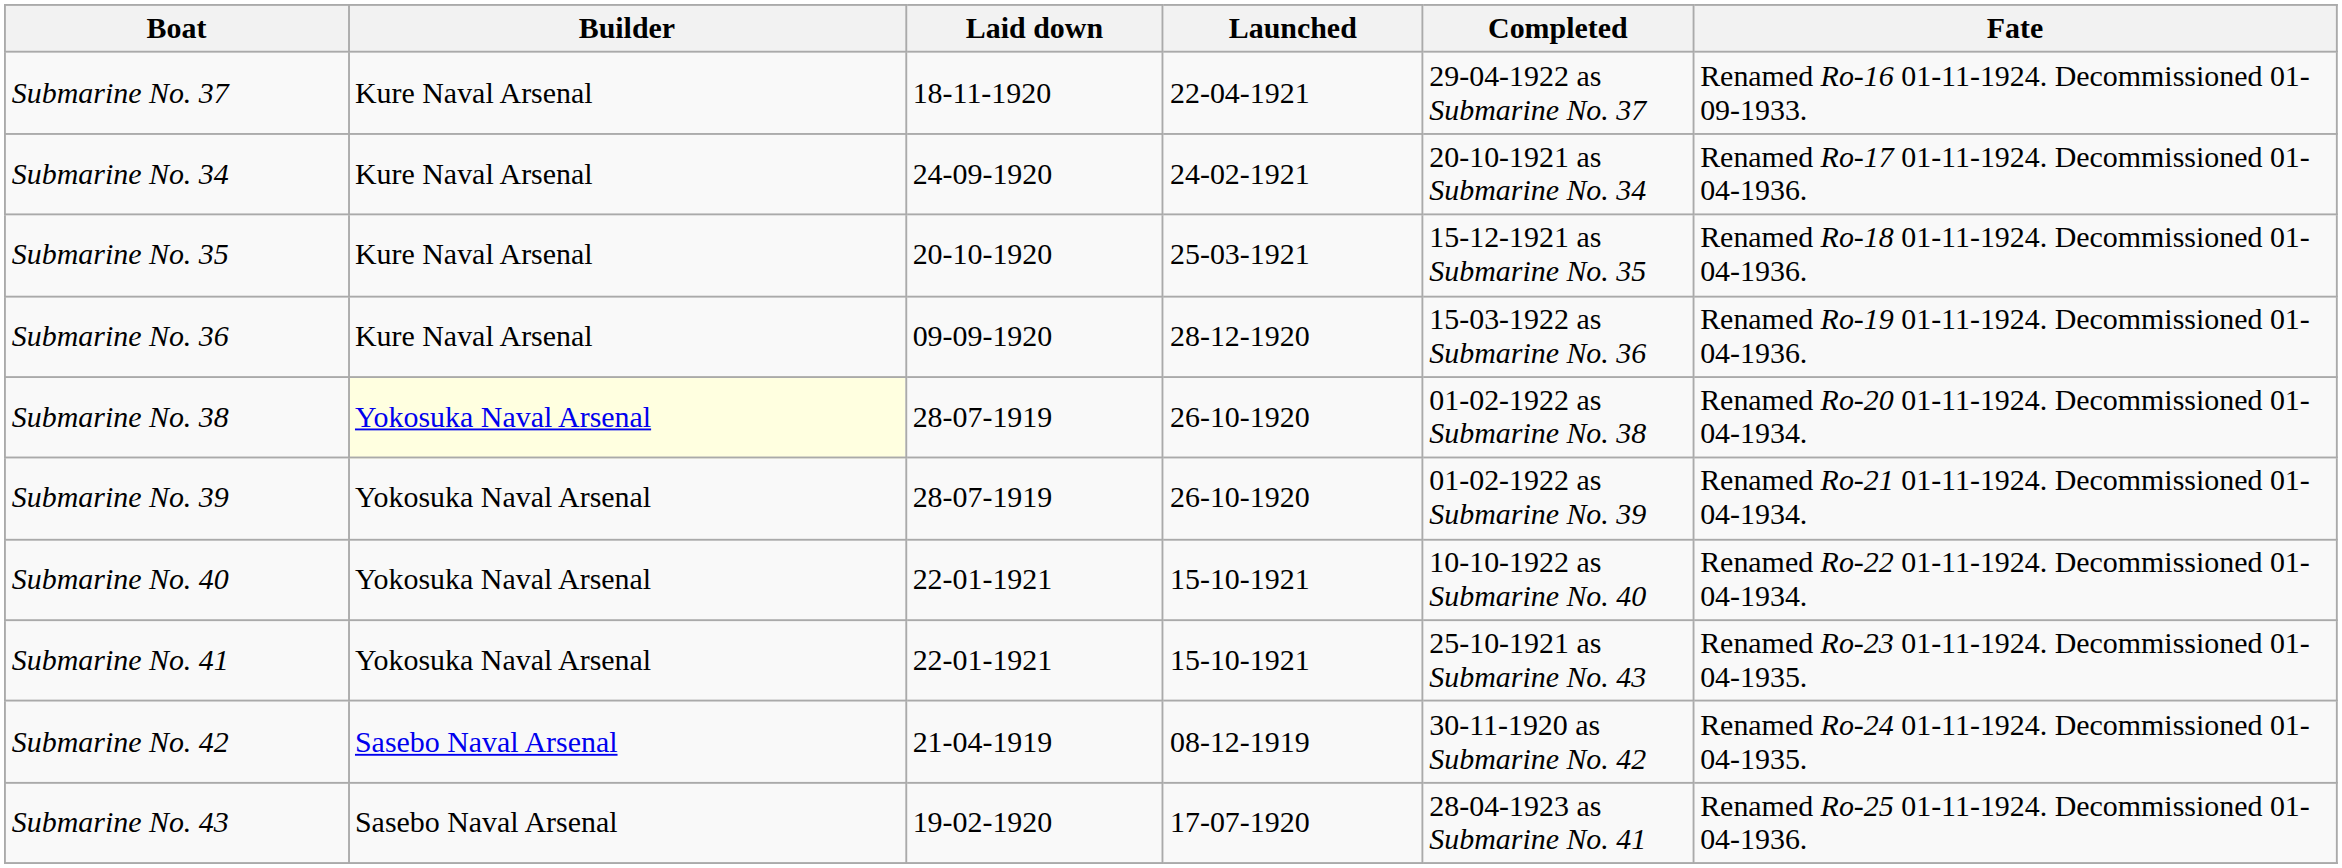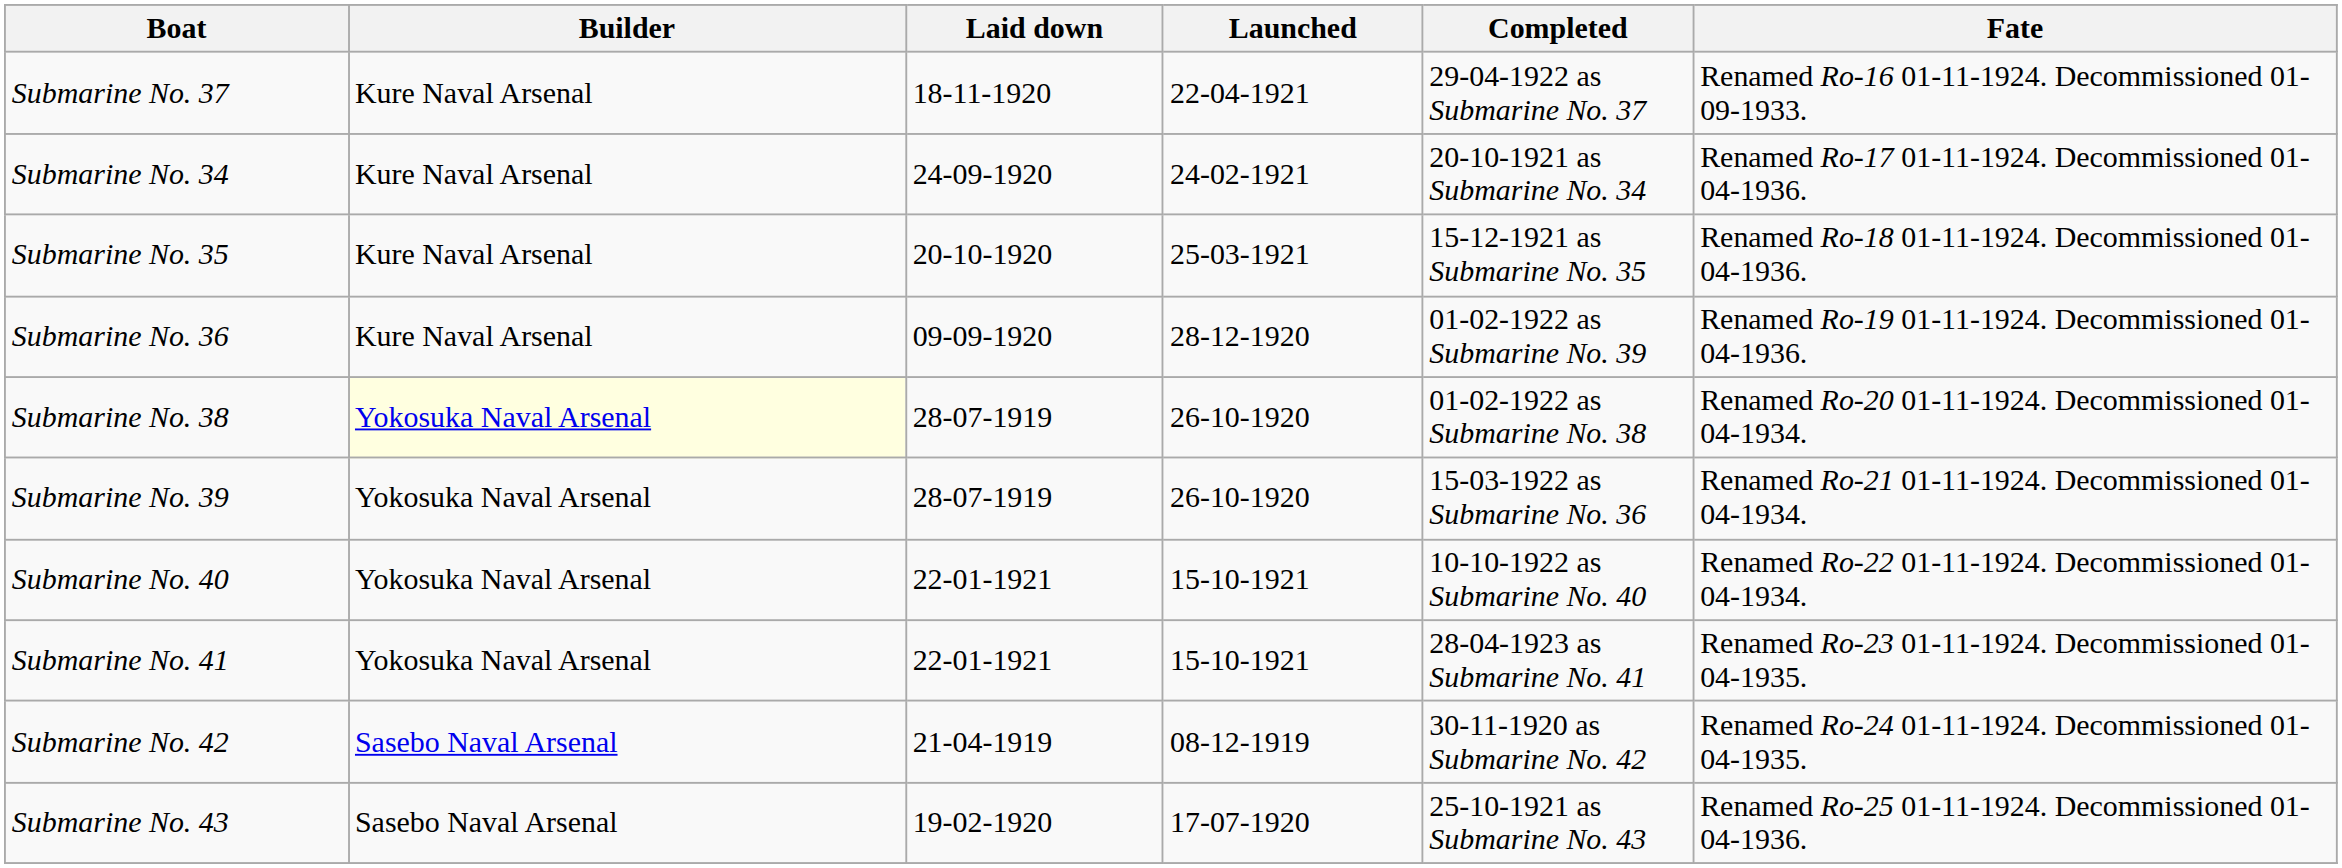(1538, 335) 15-03-1922 as Submarine No. 36 -> (1538, 335) 01-02-1922 as Submarine No. 39
(1538, 498) 01-02-1922 as Submarine No. 39 -> (1538, 498) 15-03-1922 as Submarine No. 36
(1538, 660) 25-10-1921 as Submarine No. 43 -> (1538, 660) 28-04-1923 as Submarine No. 41
(1538, 822) 28-04-1923 as Submarine No. 41 -> (1538, 822) 25-10-1921 as Submarine No. 43
